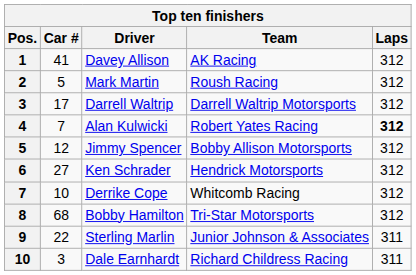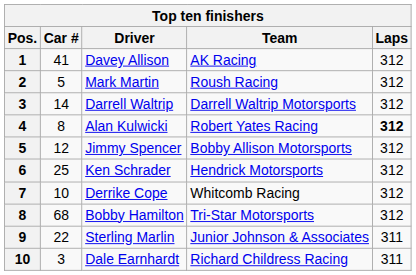(61, 104) 17 -> (61, 104) 14
(61, 126) 7 -> (61, 126) 8
(61, 171) 27 -> (61, 171) 25
